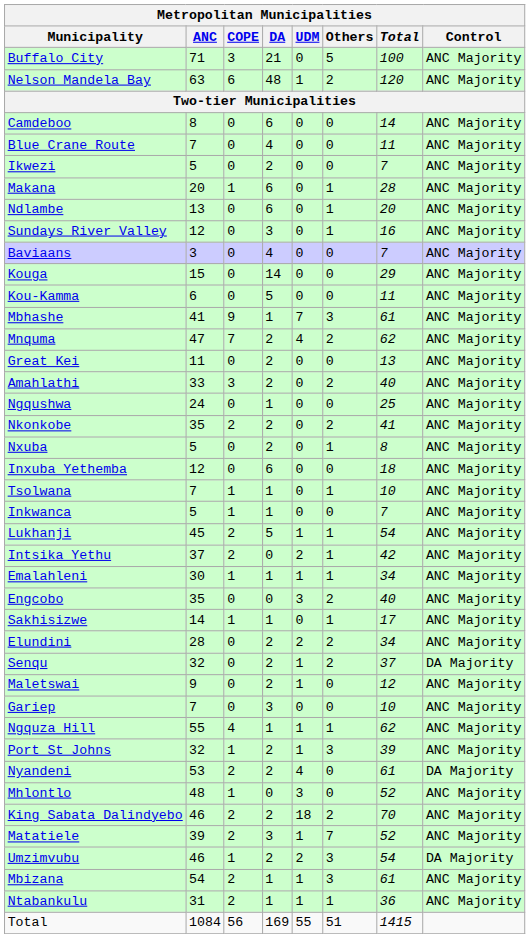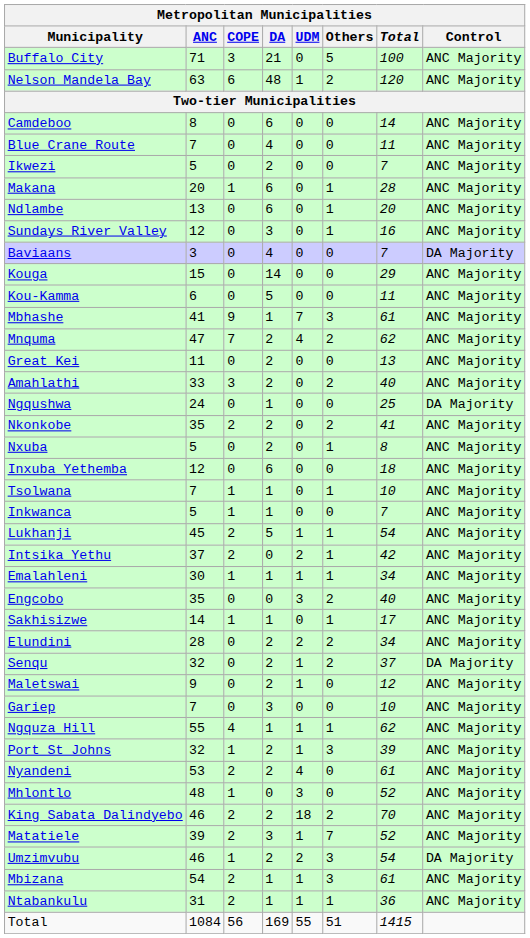(474, 253) ANC Majority -> (470, 253) DA Majority
(474, 404) ANC Majority -> (470, 404) DA Majority
(470, 772) DA Majority -> (474, 772) ANC Majority
